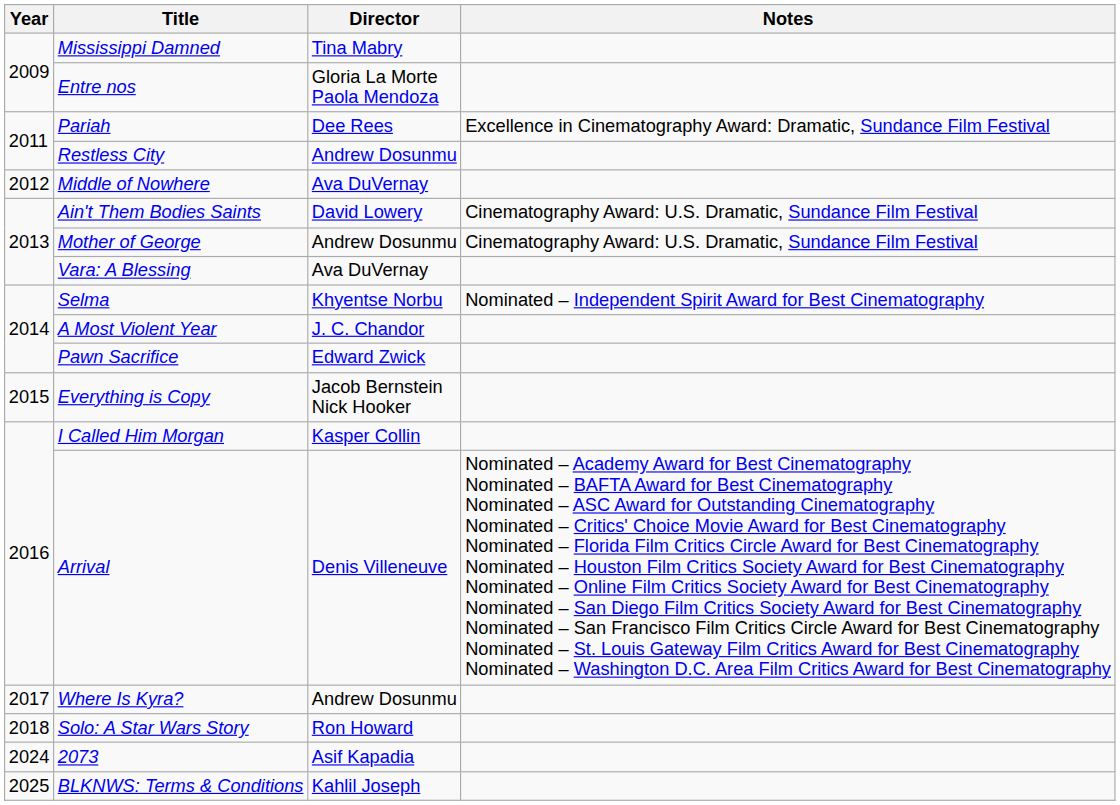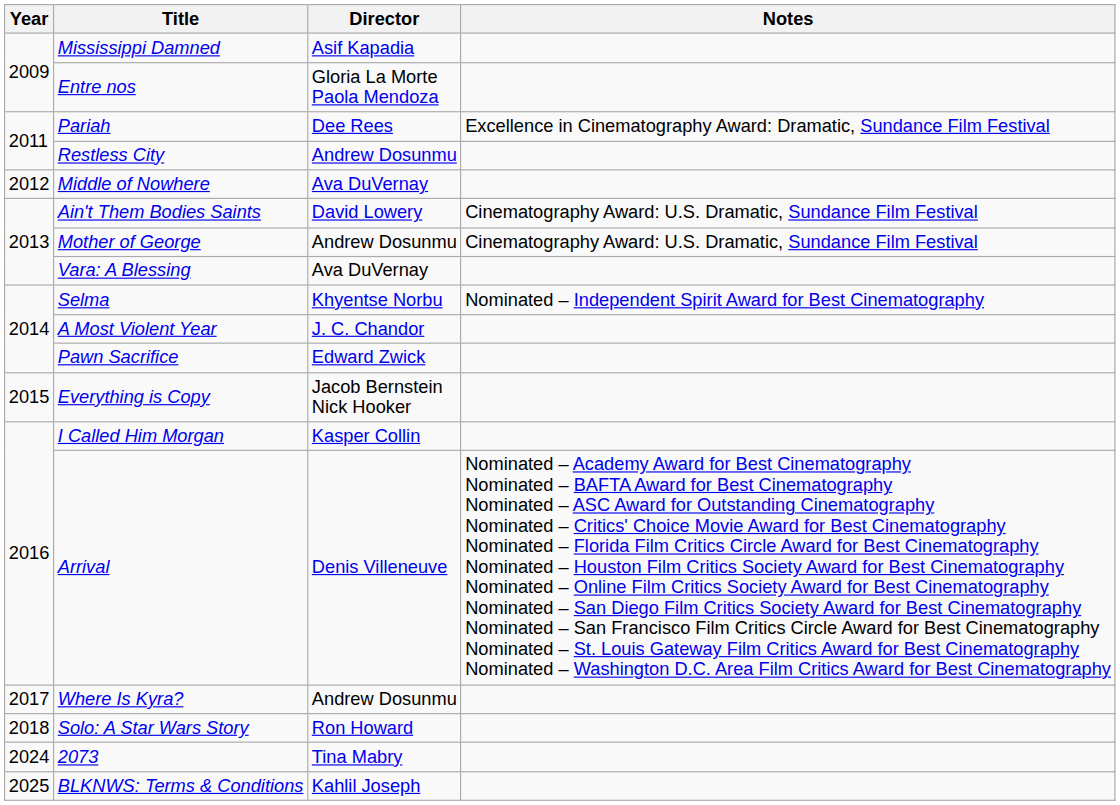(357, 47) Tina Mabry -> (363, 47) Asif Kapadia
(363, 756) Asif Kapadia -> (357, 756) Tina Mabry
